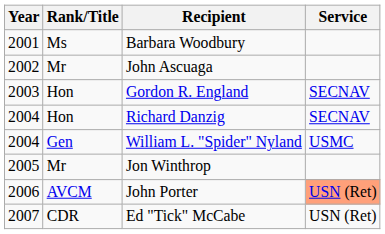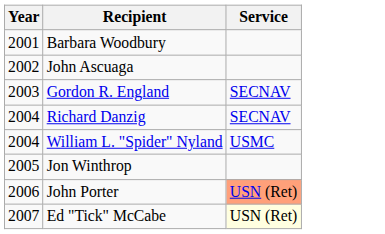- column: (83, 17)
(343, 216) no background -> (264, 216) lightyellow background
